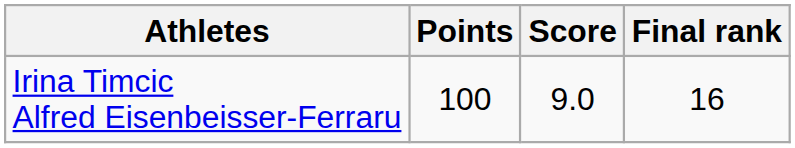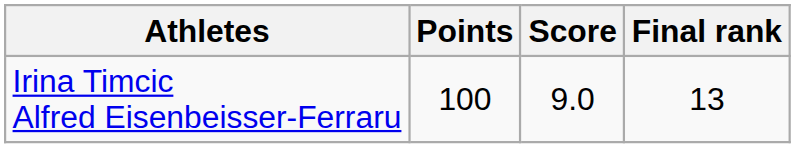(707, 99) 16 -> (707, 99) 13
